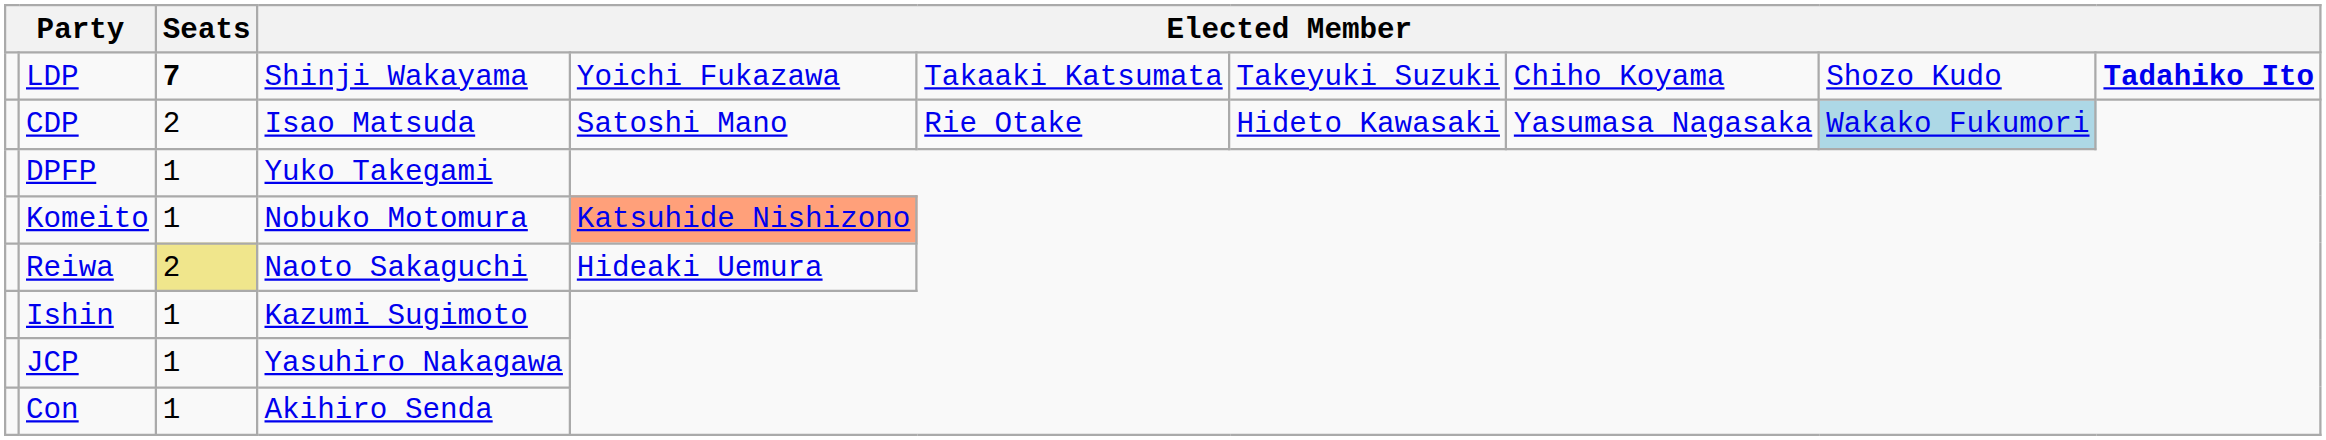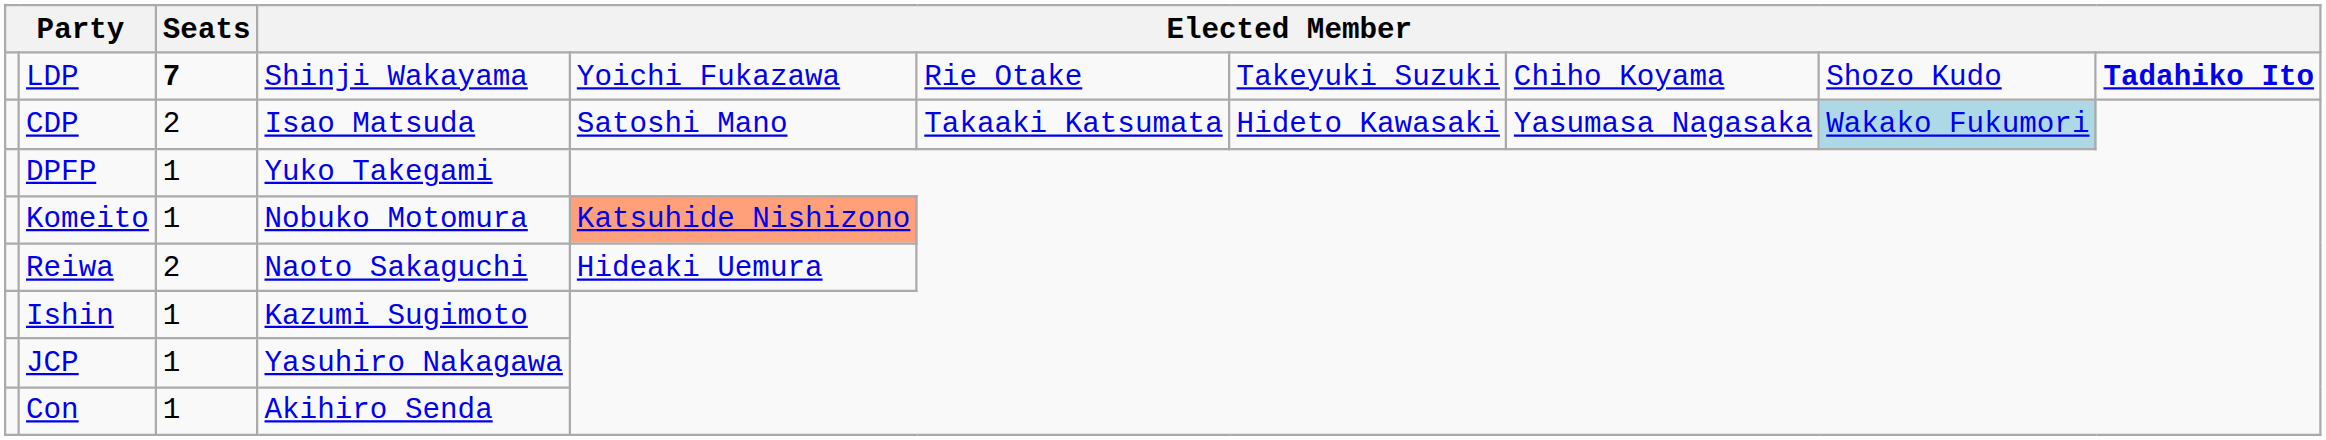(1073, 77) Takaaki Katsumata -> (1003, 77) Rie Otake
(1003, 124) Rie Otake -> (1073, 124) Takaaki Katsumata
(172, 267) khaki background -> (172, 267) no background
